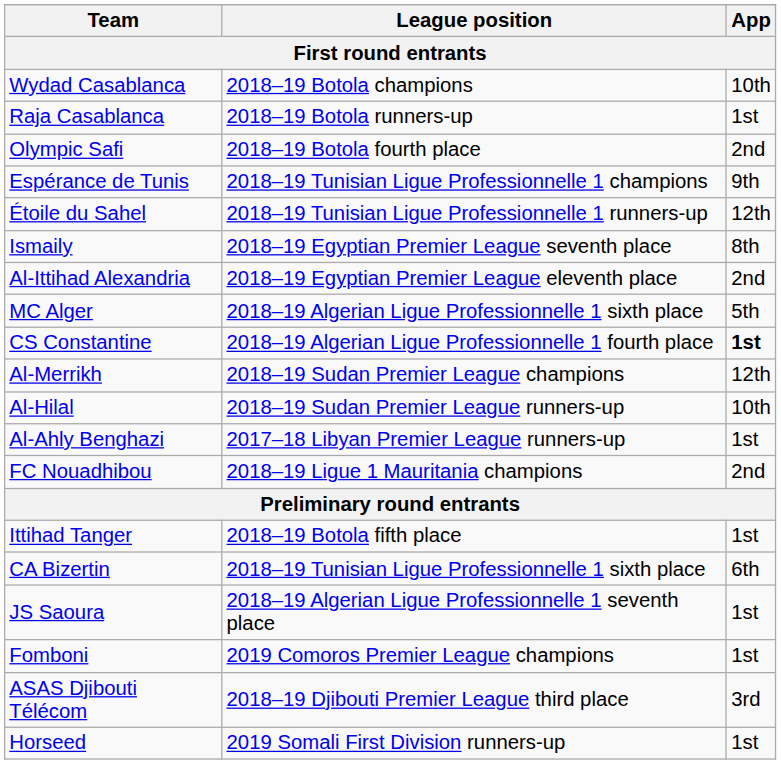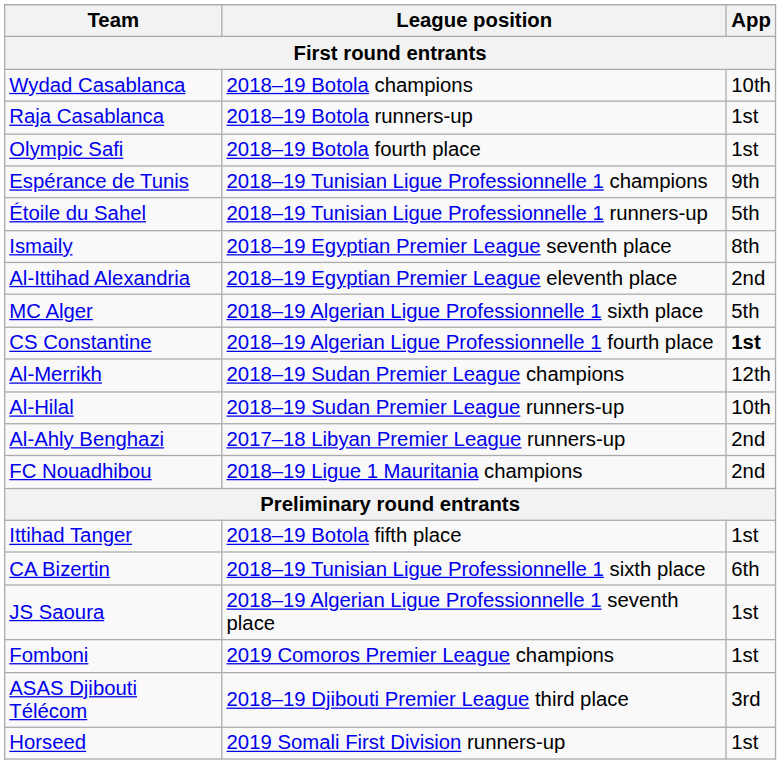(748, 149) 2nd -> (745, 149) 1st
(751, 213) 12th -> (745, 213) 5th
(745, 439) 1st -> (748, 439) 2nd
